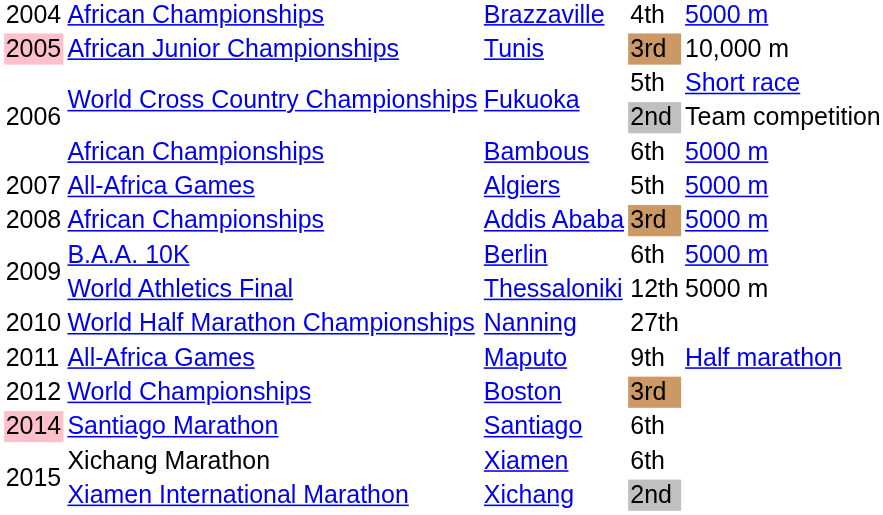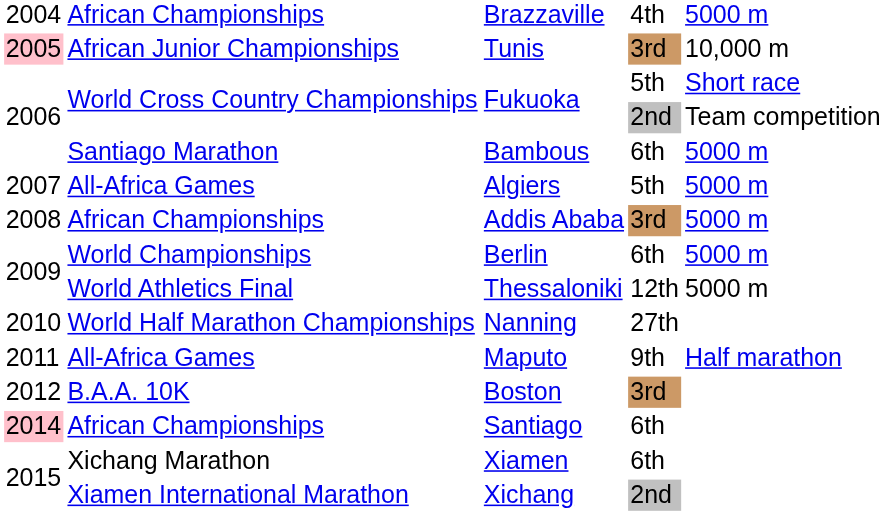(196, 151) African Championships -> (173, 151) Santiago Marathon
(128, 254) B.A.A. 10K -> (189, 254) World Championships
(189, 391) World Championships -> (128, 391) B.A.A. 10K
(173, 426) Santiago Marathon -> (196, 426) African Championships
